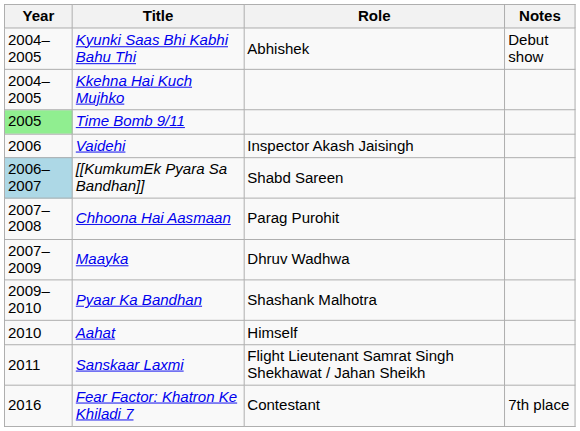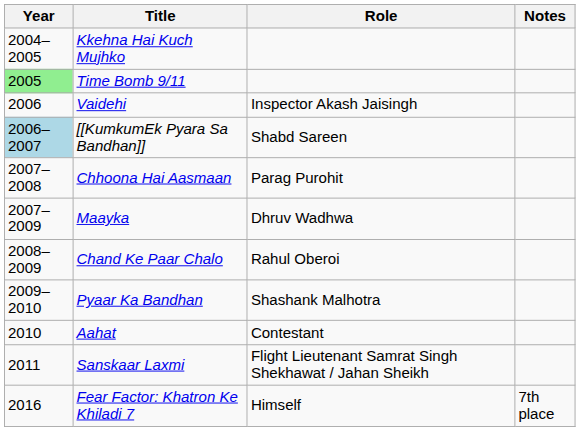- row: (152, 48)
+ row: (150, 259)
(272, 332) Himself -> (287, 332) Contestant
(284, 405) Contestant -> (276, 405) Himself
